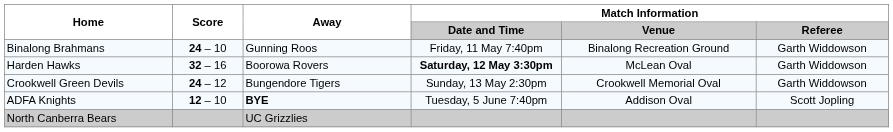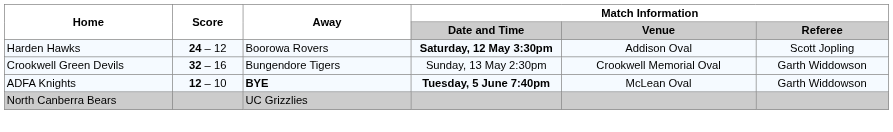- row: (56, 48)
(208, 65) 32 – 16 -> (208, 48) 24 – 12
(659, 65) McLean Oval -> (659, 48) Addison Oval
(822, 65) Garth Widdowson -> (822, 48) Scott Jopling
(208, 83) 24 – 12 -> (208, 65) 32 – 16
(486, 100) normal -> (486, 83) bold
(659, 100) Addison Oval -> (659, 83) McLean Oval
(822, 100) Scott Jopling -> (822, 83) Garth Widdowson
